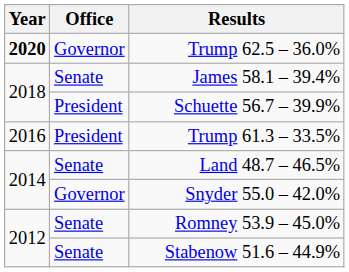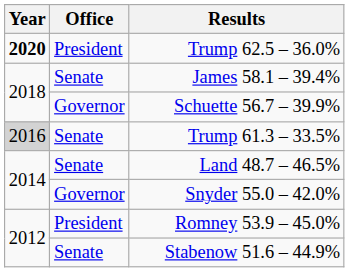(89, 48) Governor -> (88, 48) President
(88, 106) President -> (89, 106) Governor
(27, 135) no background -> (27, 135) lightgrey background
(88, 135) President -> (79, 135) Senate
(79, 223) Senate -> (88, 223) President
